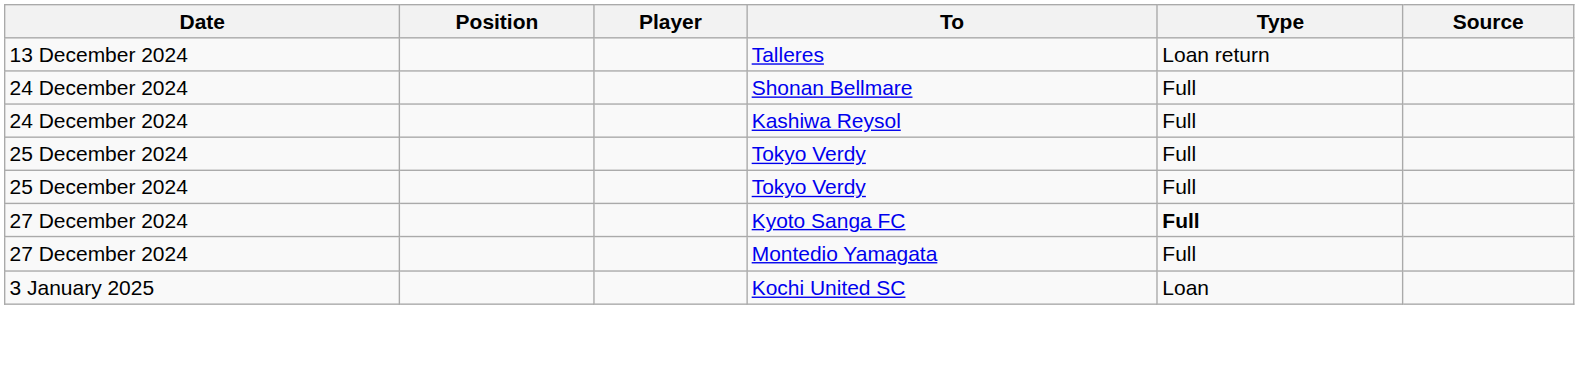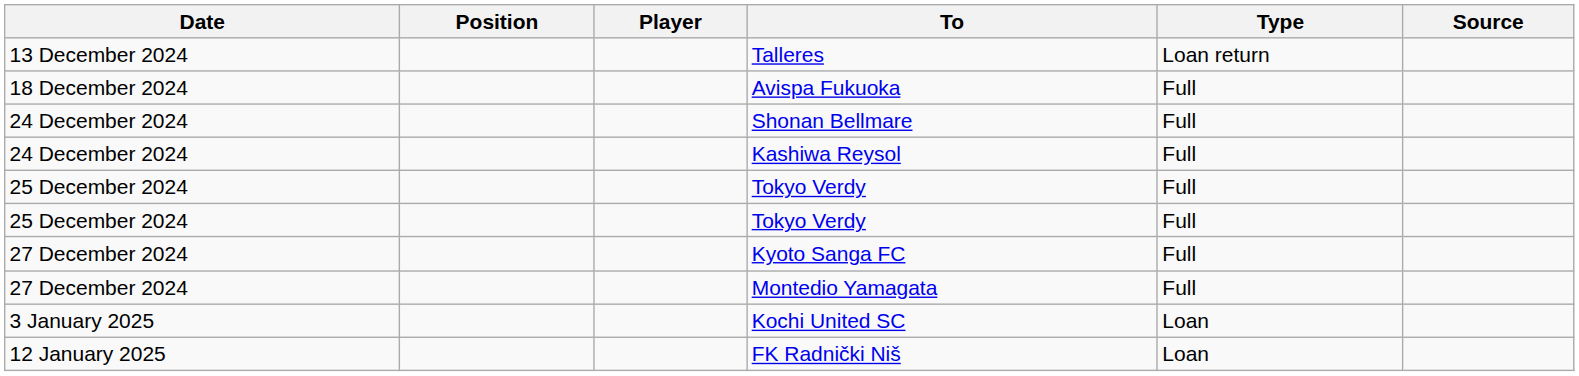+ row: (99, 88)
(1181, 221) bold -> (1179, 254) normal
+ row: (88, 354)
